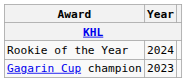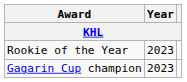(161, 50) 2024 -> (161, 50) 2023
